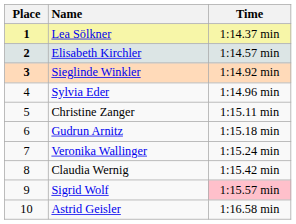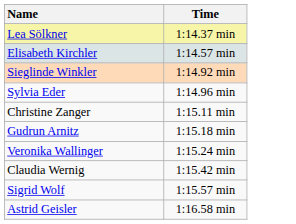- column: (26, 14)
(250, 190) pink background -> (205, 190) no background
